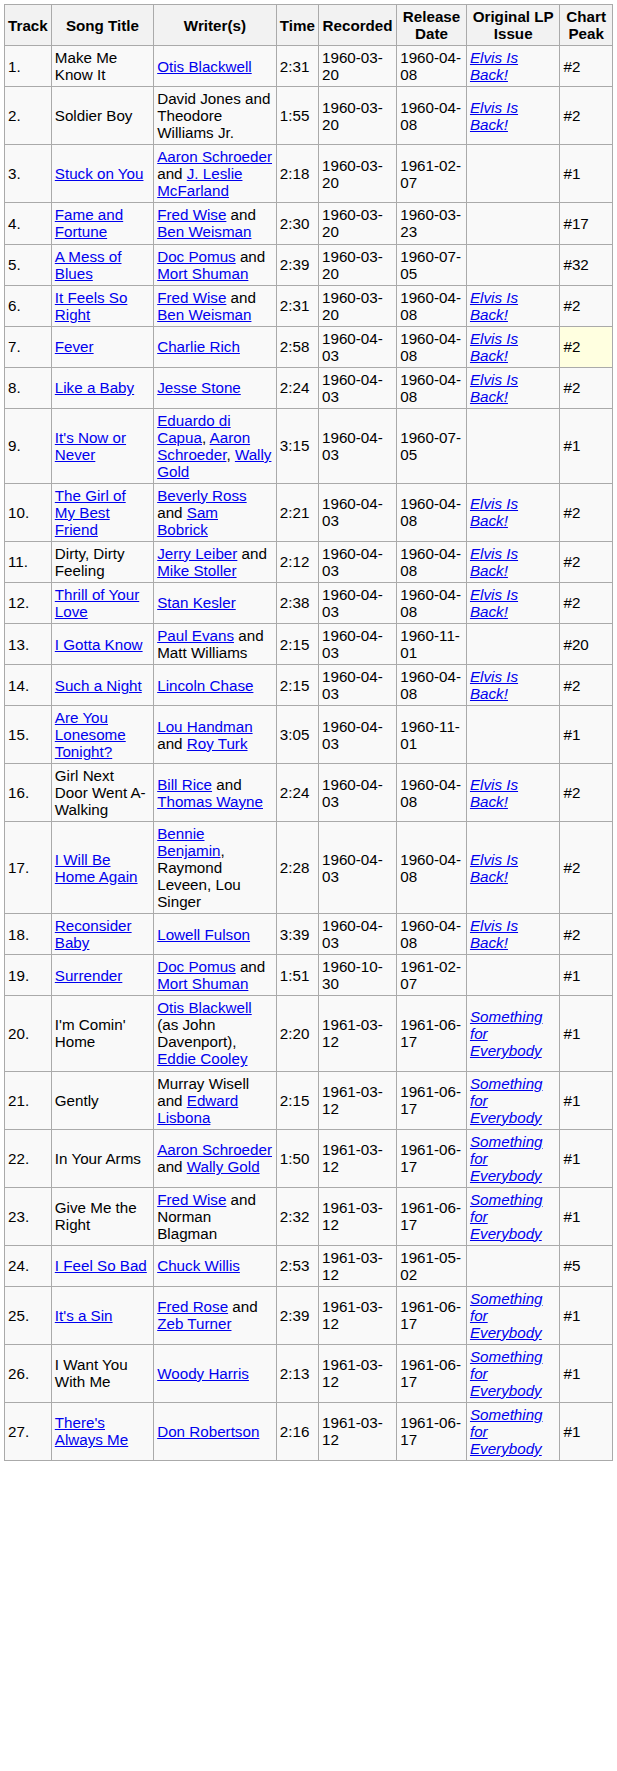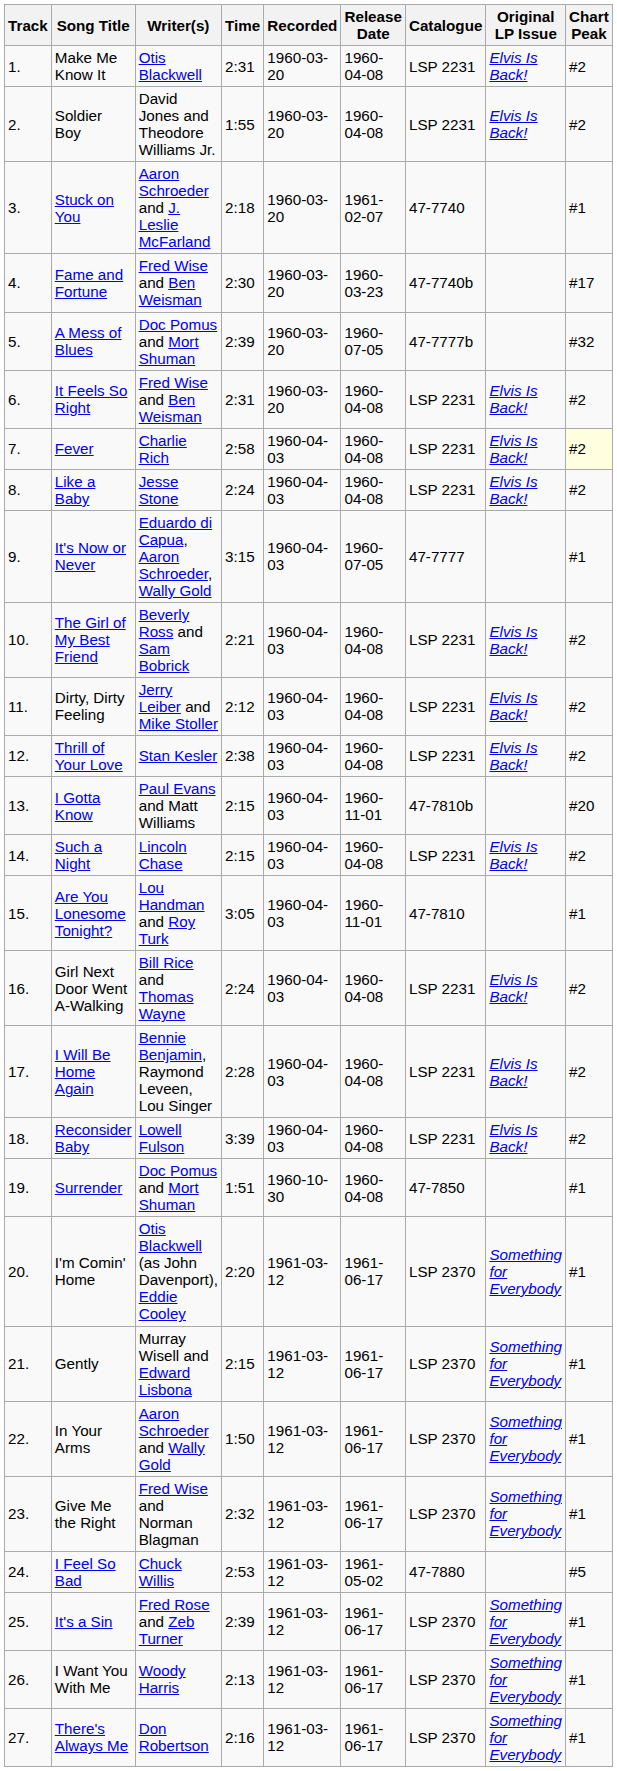+ column: (446, 25)
(431, 975) 1961-02-07 -> (364, 1188) 1960-04-08
